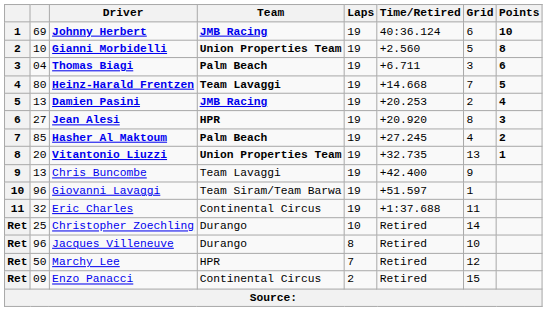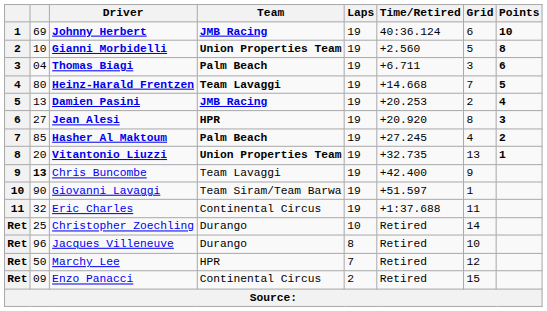(40, 173) normal -> (40, 173) bold
(40, 191) 96 -> (40, 191) 90
